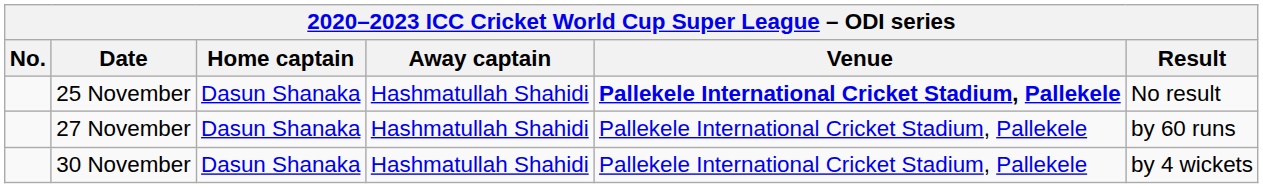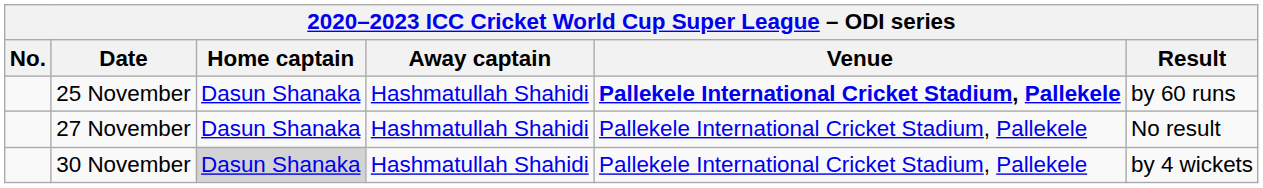(1176, 93) No result -> (1183, 93) by 60 runs
(1183, 128) by 60 runs -> (1176, 128) No result
(281, 164) no background -> (281, 164) lightgrey background
